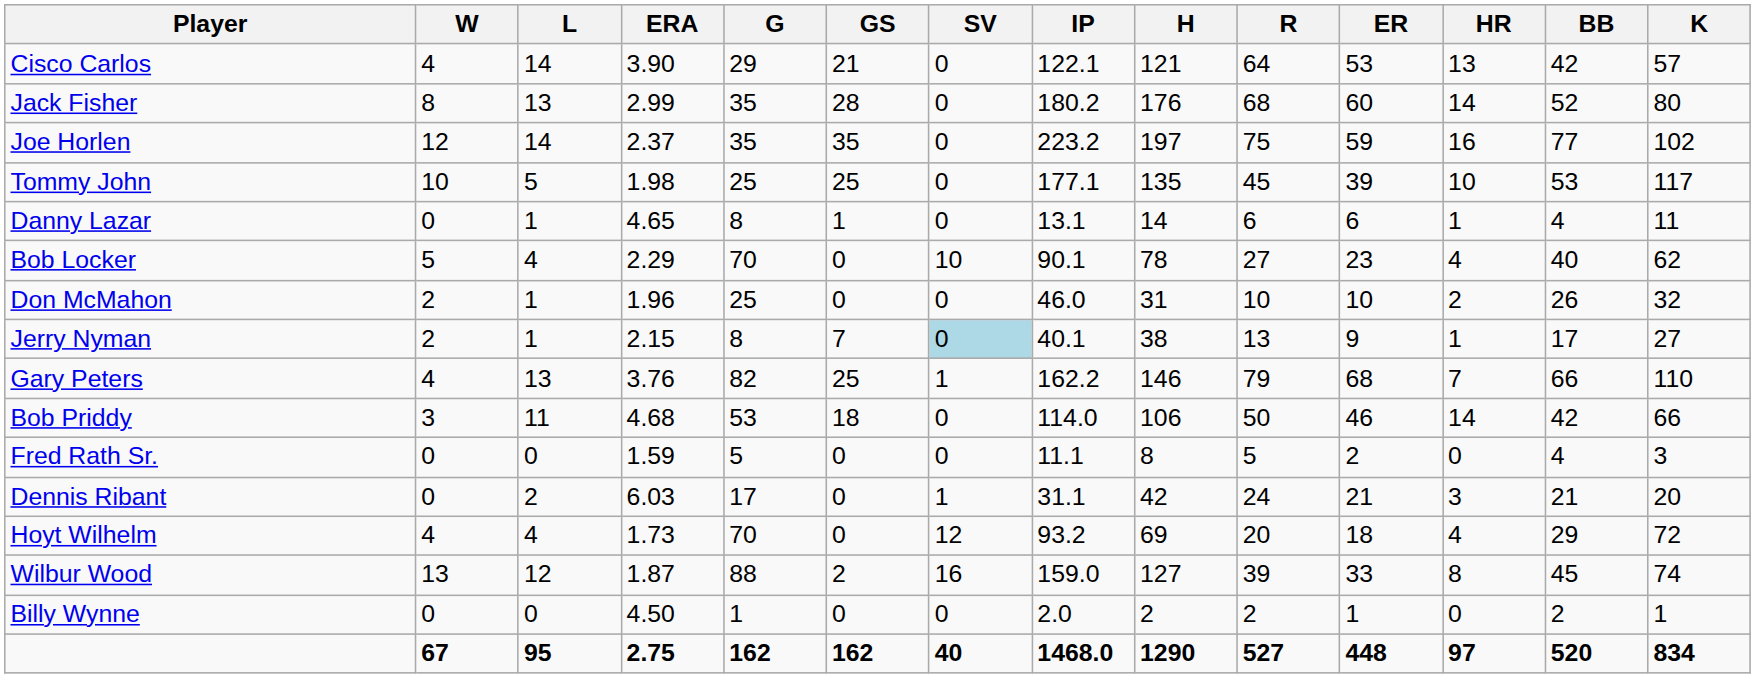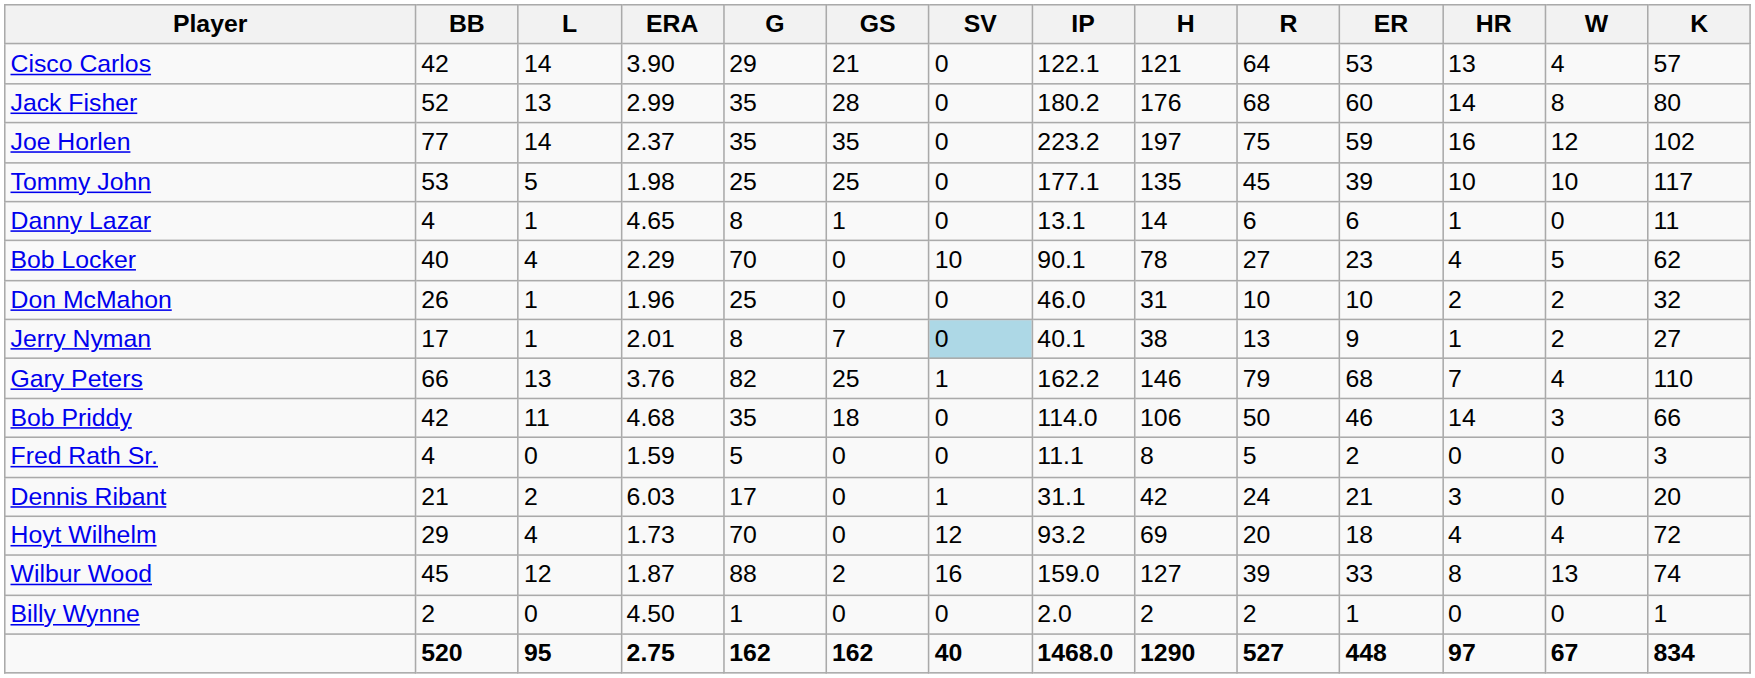columns swapped: (467, 24) <-> (1596, 24)
(651, 338) 2.15 -> (651, 338) 2.01
(743, 417) 53 -> (743, 417) 35
